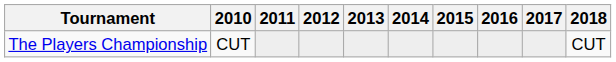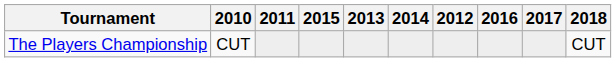columns swapped: (321, 18) <-> (455, 18)
